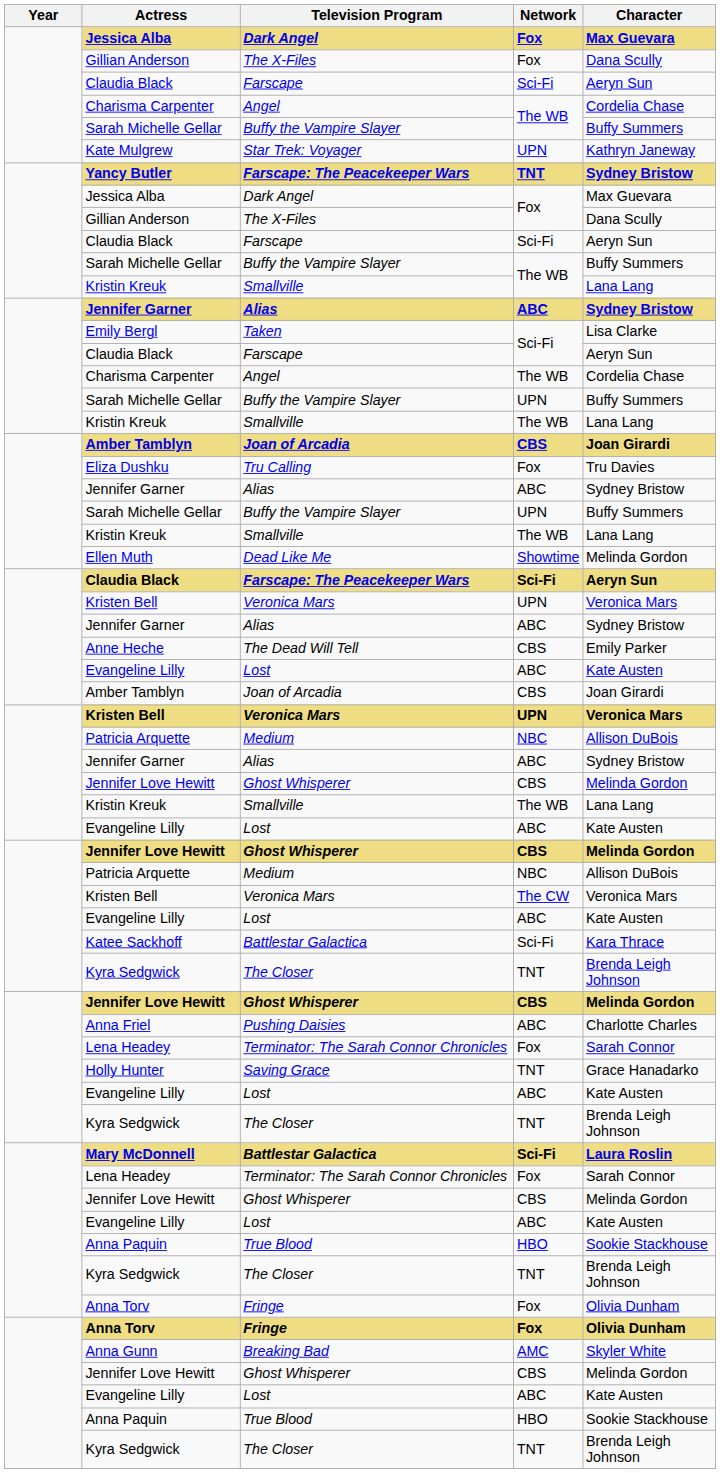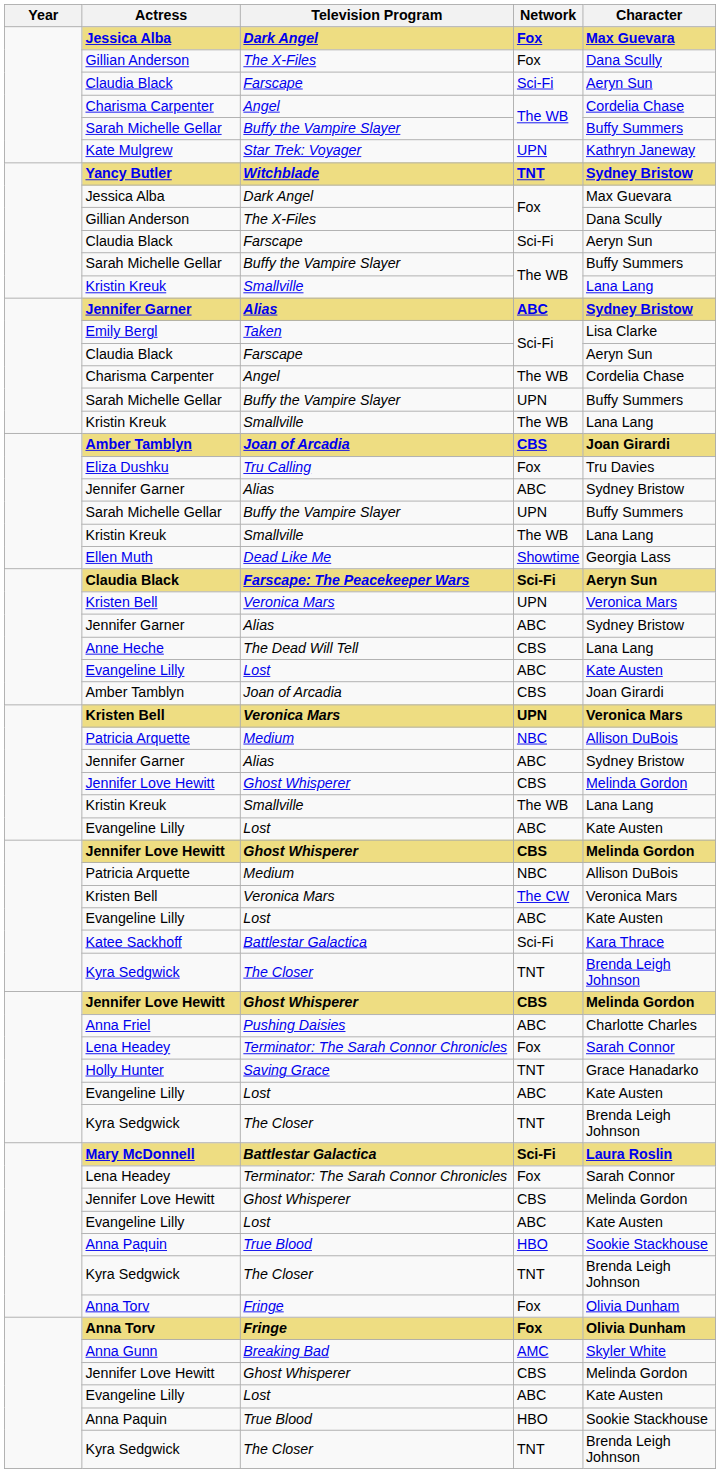(356, 173) Farscape: The Peacekeeper Wars -> (281, 173) Witchblade
(637, 557) Melinda Gordon -> (628, 557) Georgia Lass
(626, 648) Emily Parker -> (620, 648) Lana Lang
